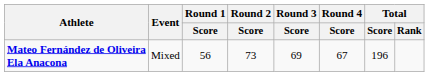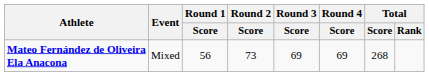(342, 56) 67 -> (342, 56) 69
(380, 56) 196 -> (380, 56) 268
